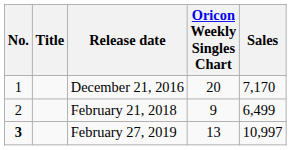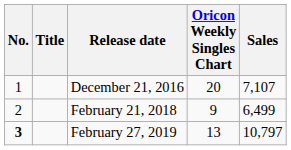(259, 87) 7,170 -> (259, 87) 7,107
(263, 133) 10,997 -> (263, 133) 10,797
